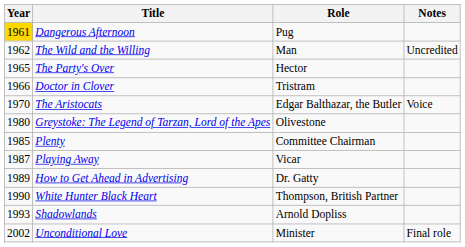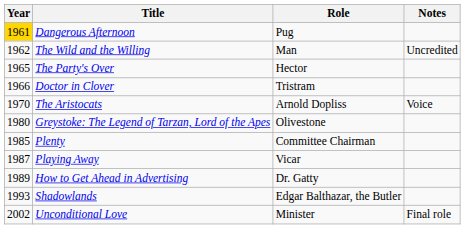(338, 104) Edgar Balthazar, the Butler -> (311, 104) Arnold Dopliss
- row: (96, 196)
(311, 214) Arnold Dopliss -> (338, 196) Edgar Balthazar, the Butler
